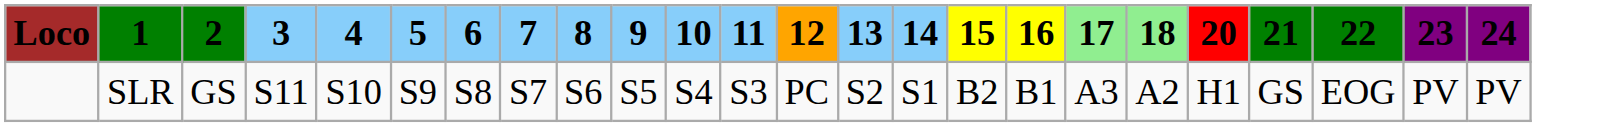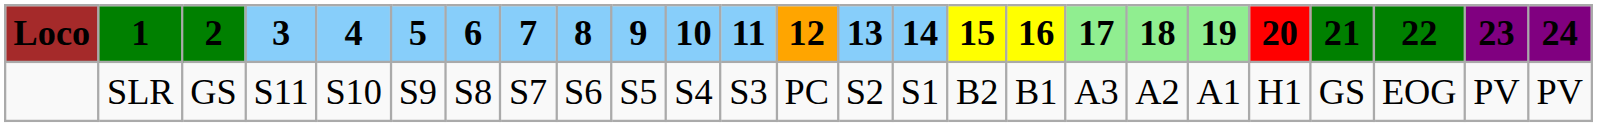+ column: (1219, 33)
